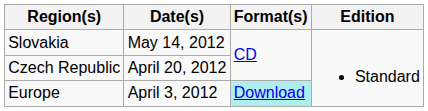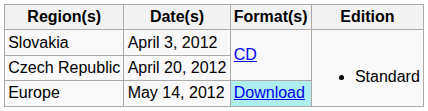(176, 42) May 14, 2012 -> (173, 42) April 3, 2012
(173, 93) April 3, 2012 -> (176, 93) May 14, 2012
